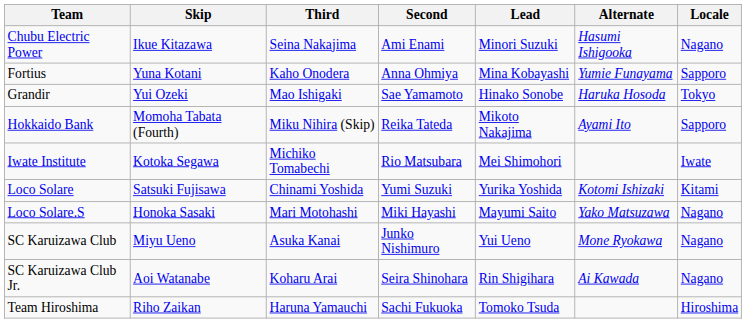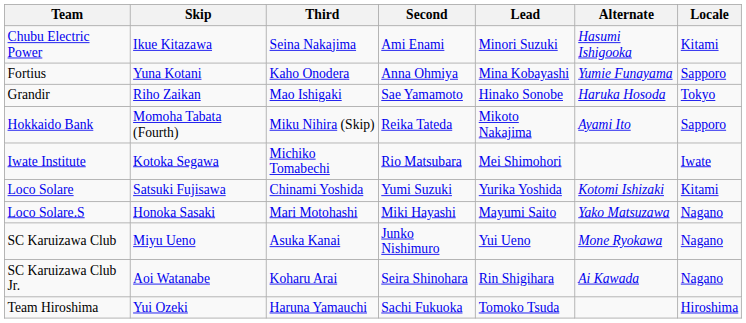(702, 44) Nagano -> (700, 44) Kitami
(160, 95) Yui Ozeki -> (167, 95) Riho Zaikan
(167, 307) Riho Zaikan -> (160, 307) Yui Ozeki
